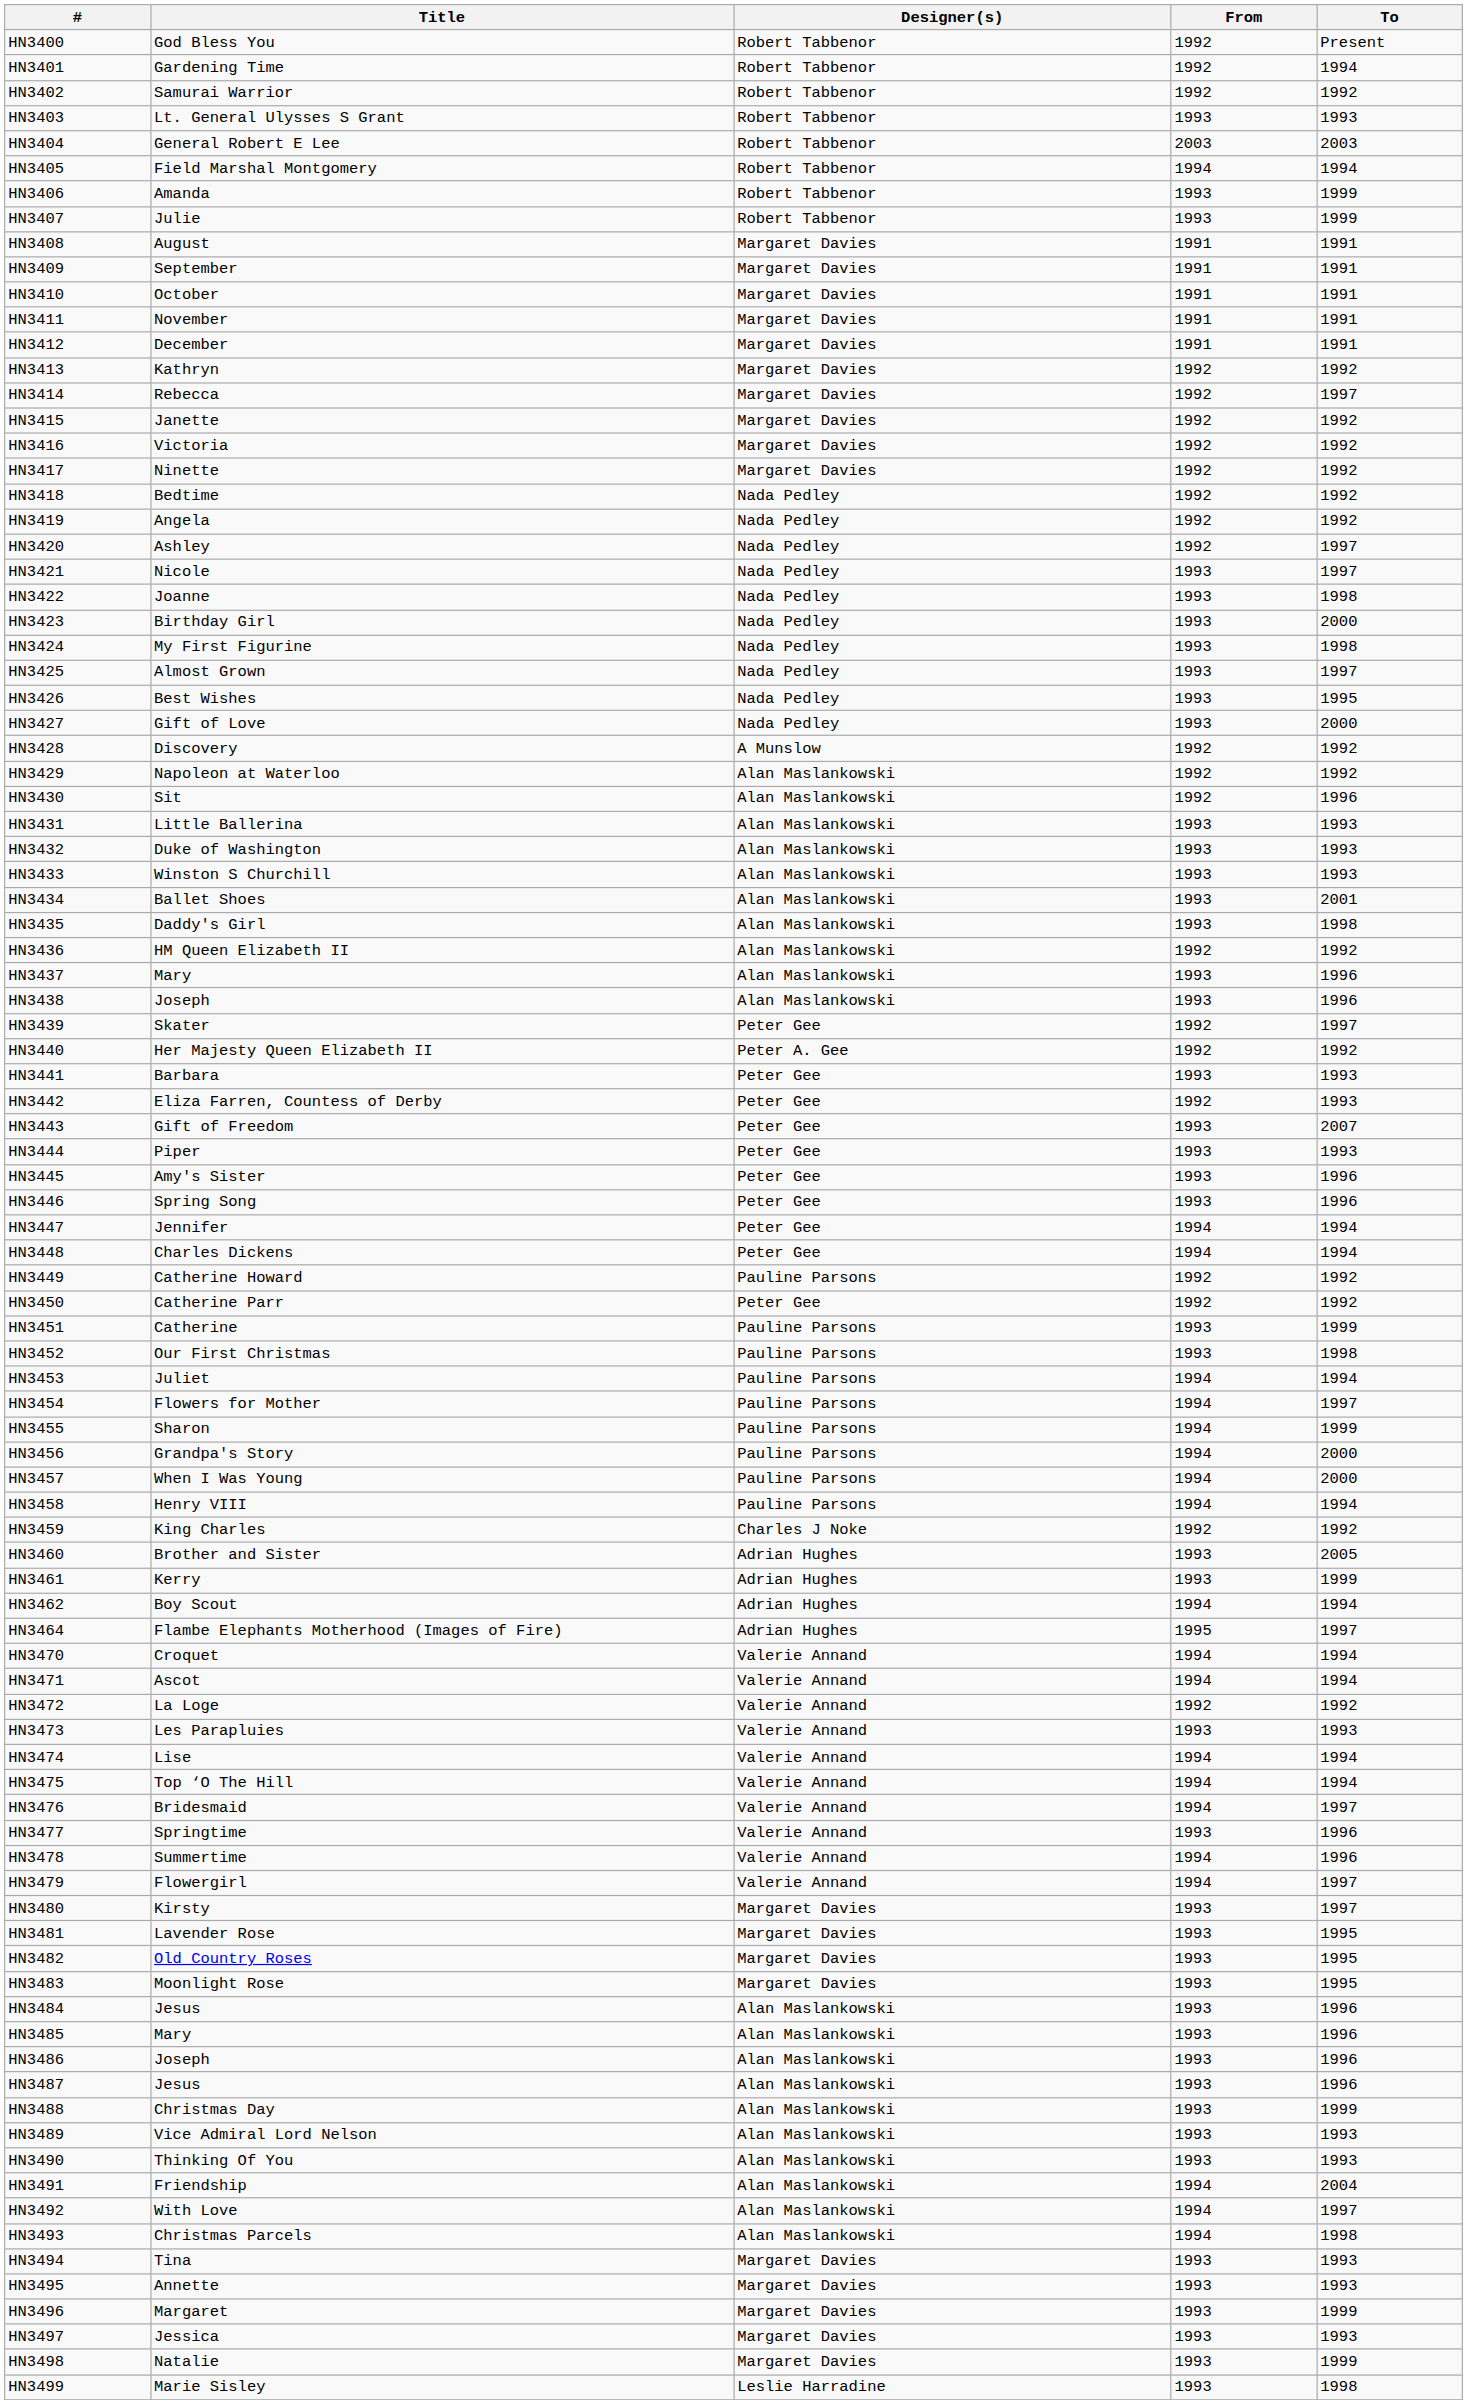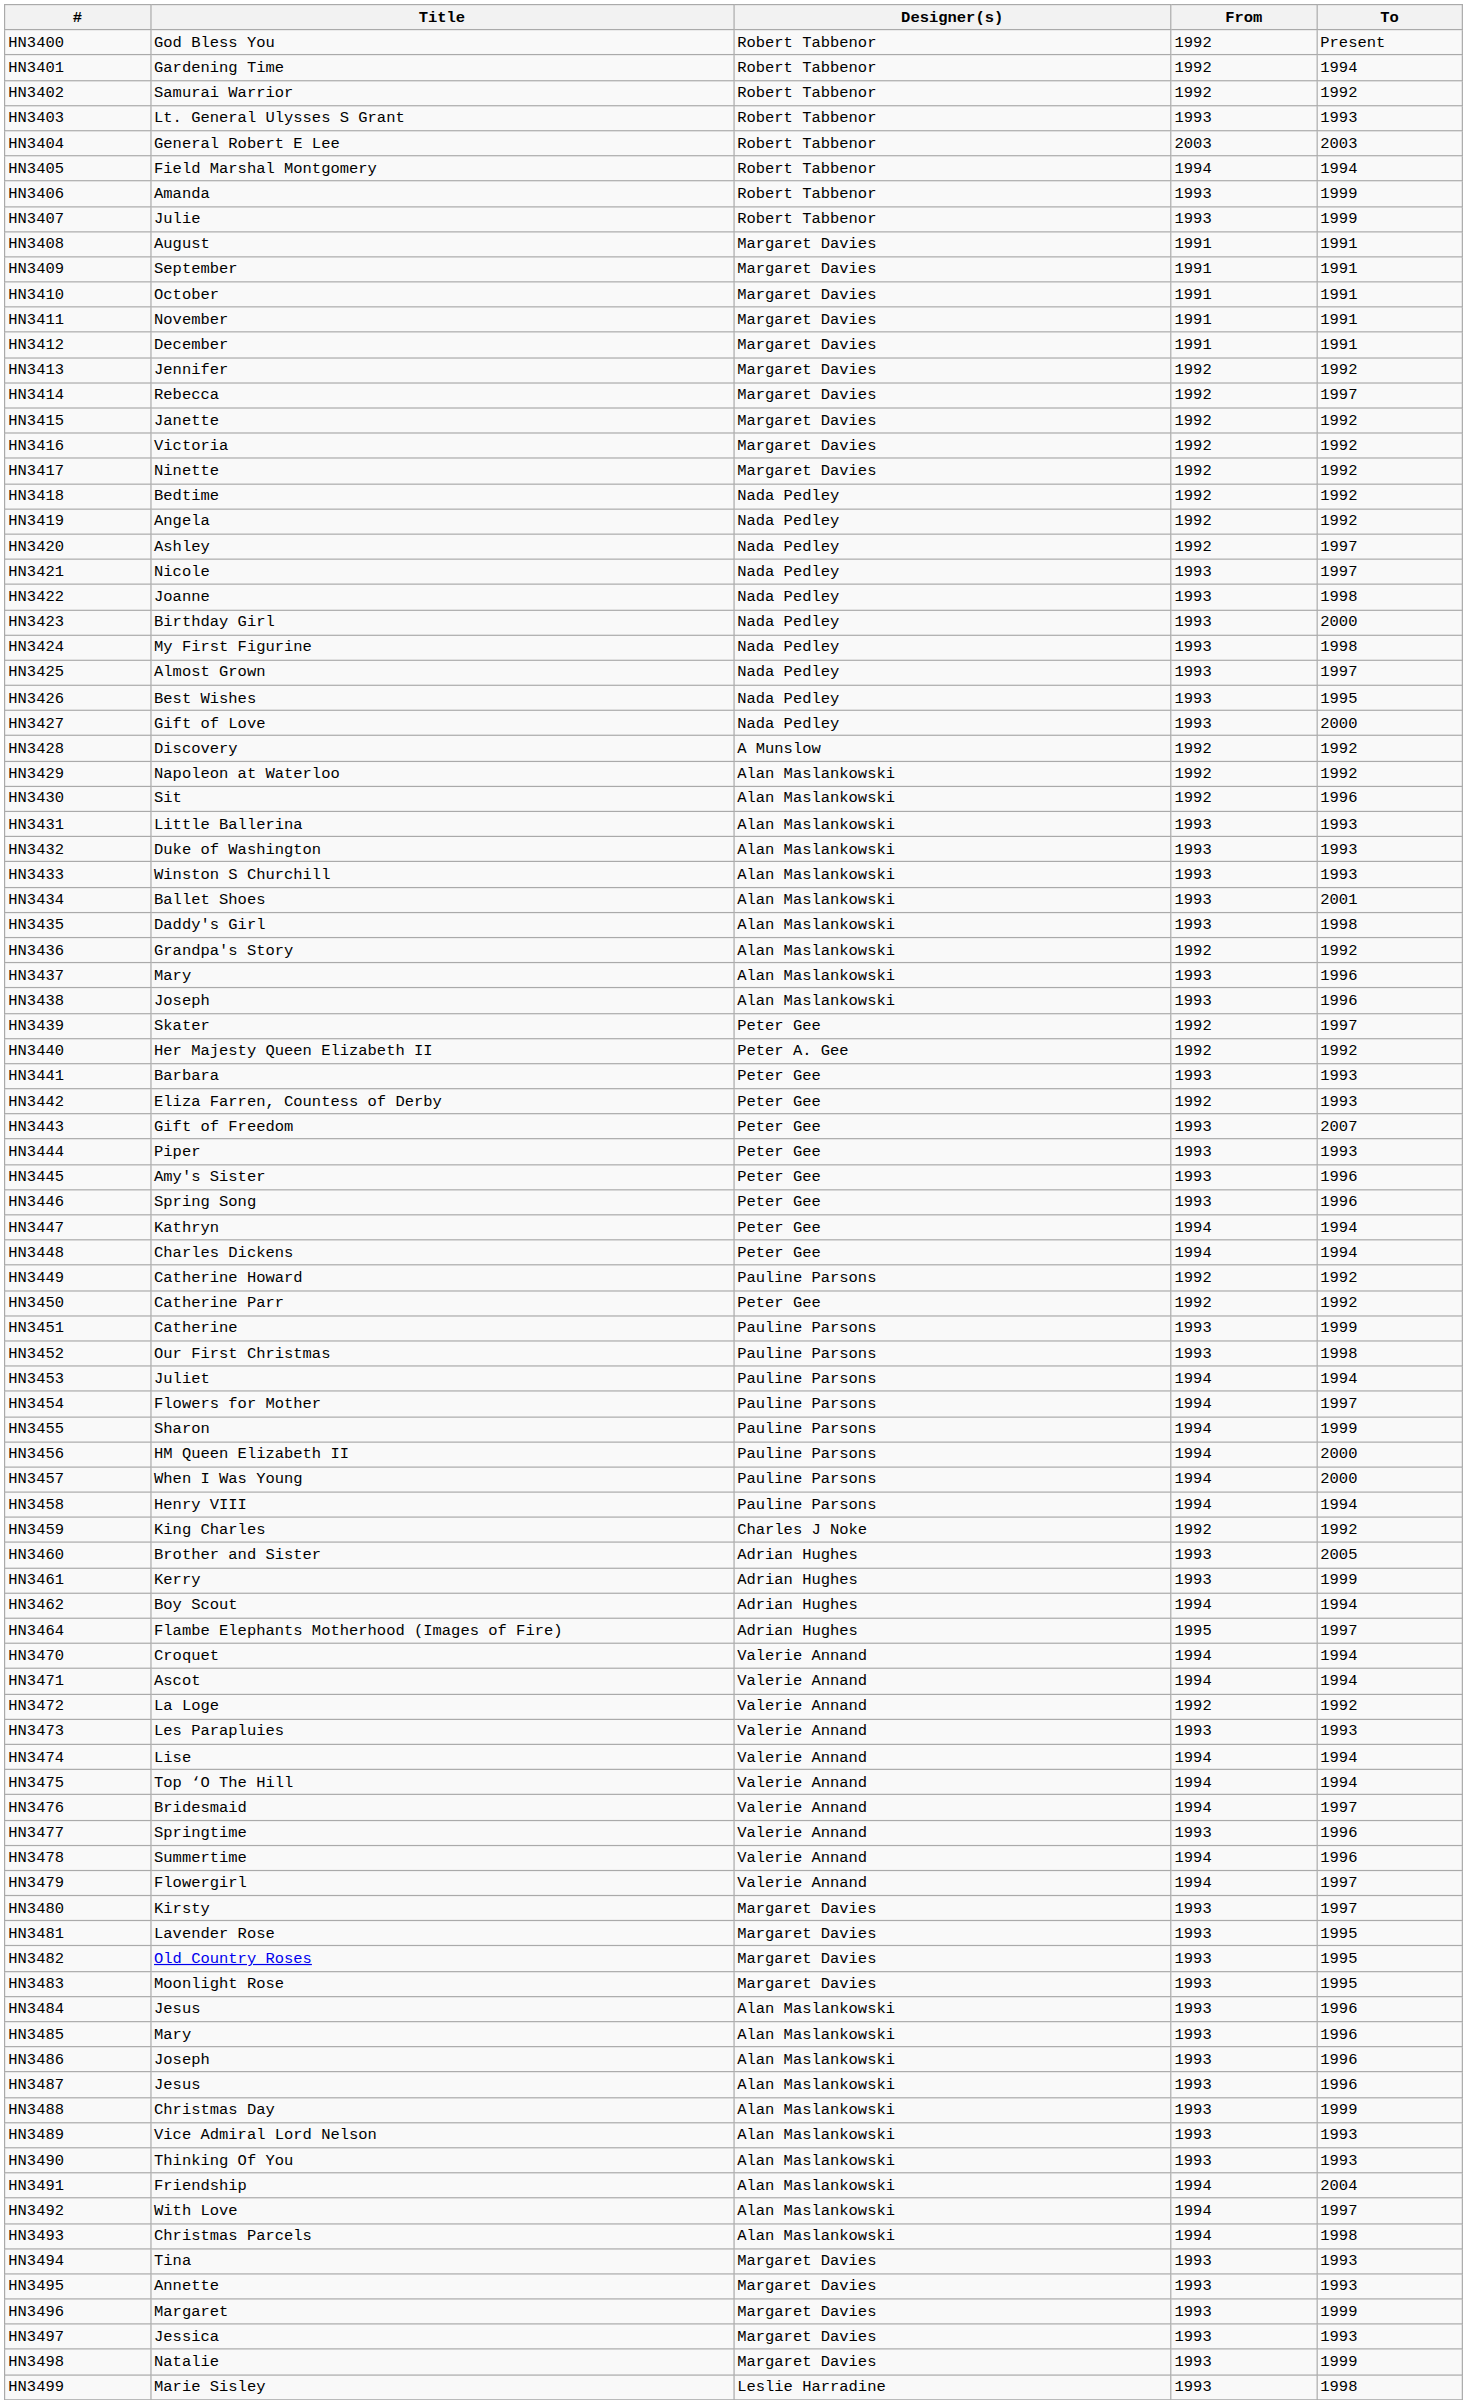(187, 370) Kathryn -> (191, 370) Jennifer
(252, 950) HM Queen Elizabeth II -> (224, 950) Grandpa's Story
(191, 1227) Jennifer -> (187, 1227) Kathryn
(224, 1454) Grandpa's Story -> (252, 1454) HM Queen Elizabeth II
